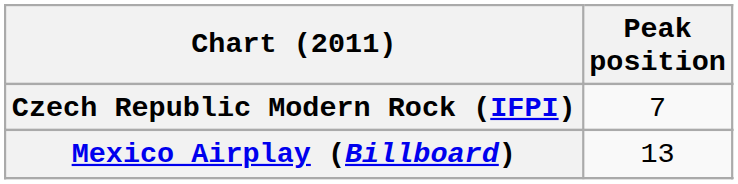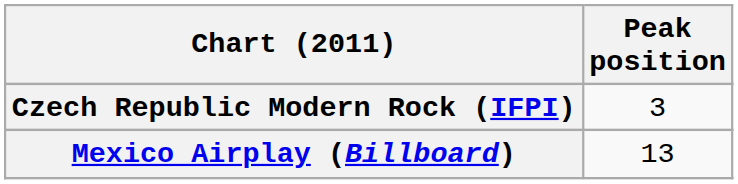(658, 108) 7 -> (658, 108) 3
